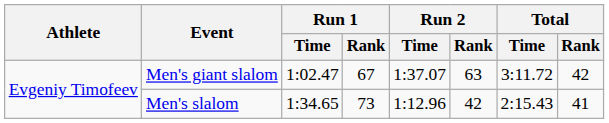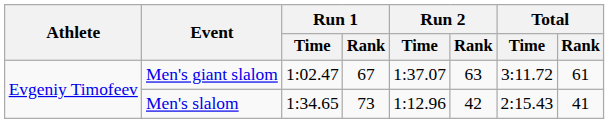(581, 75) 42 -> (581, 75) 61
